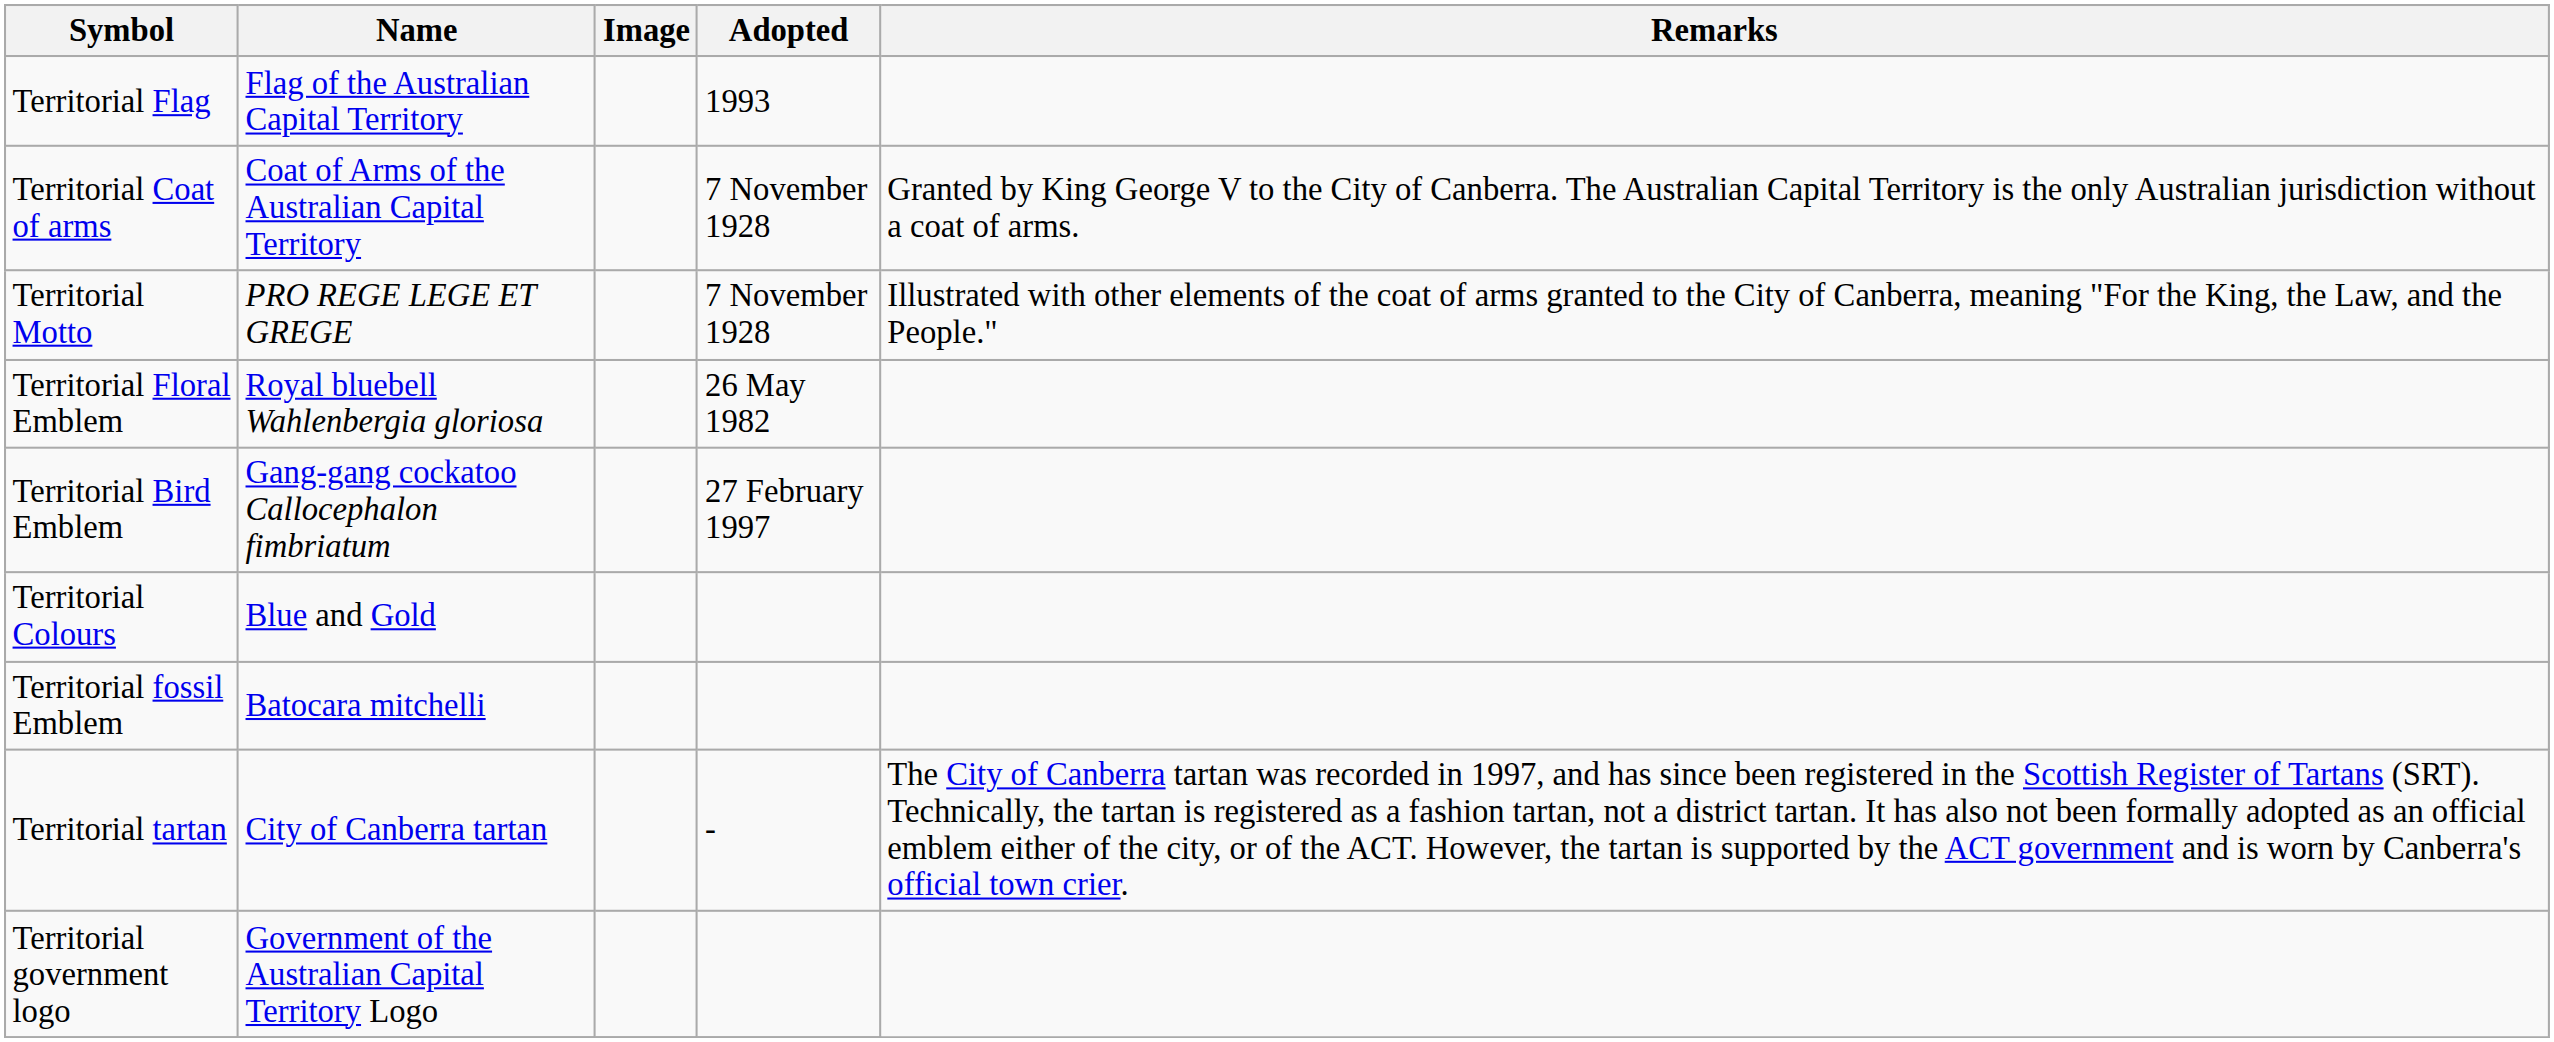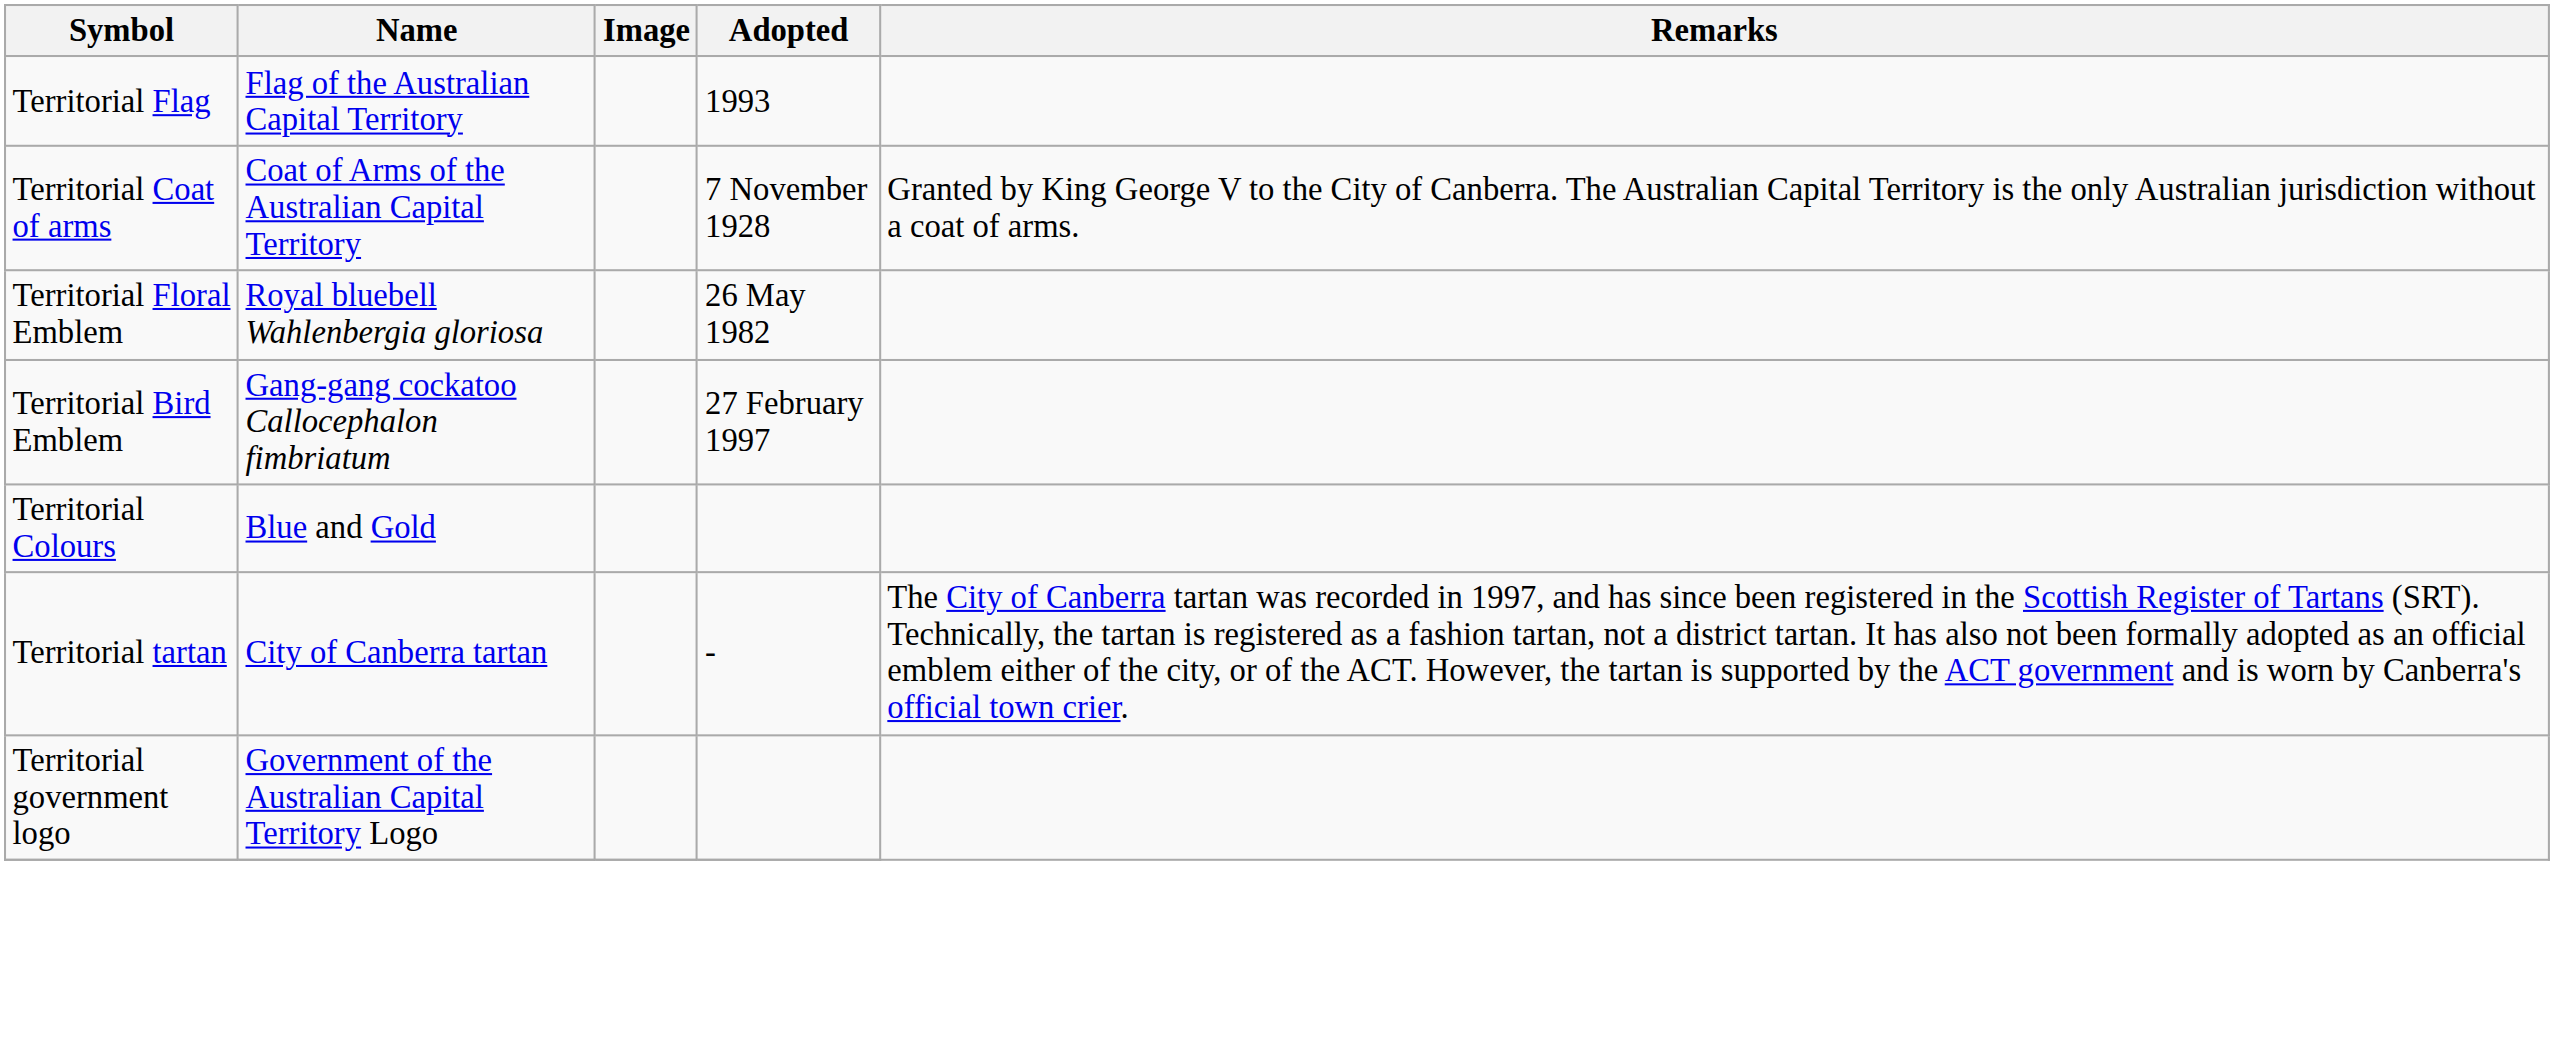- row: (78, 314)
- row: (118, 704)
